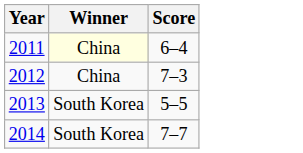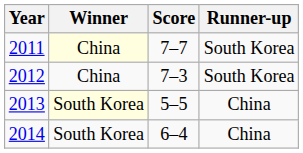+ column: (249, 18)
(174, 47) 6–4 -> (174, 47) 7–7
(99, 104) no background -> (99, 104) lightyellow background
(174, 133) 7–7 -> (174, 133) 6–4
